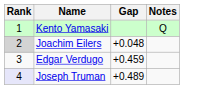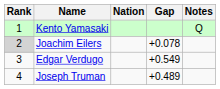+ column: (129, 12)
(129, 44) +0.048 -> (165, 44) +0.078
(129, 60) +0.459 -> (165, 60) +0.549
(19, 76) lavender background -> (19, 76) no background
